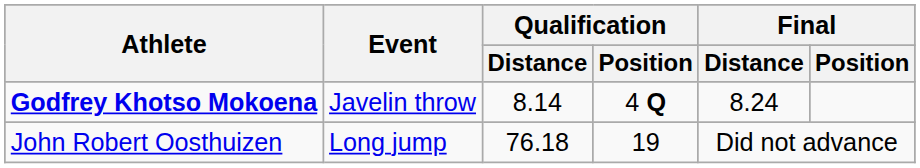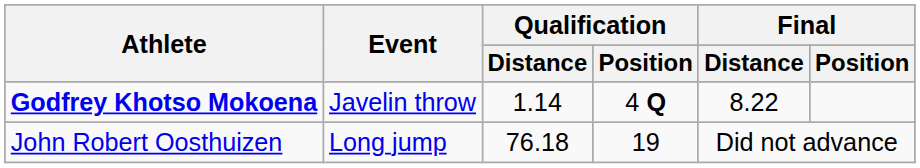(537, 103) 8.14 -> (537, 103) 1.14
(754, 103) 8.24 -> (754, 103) 8.22
